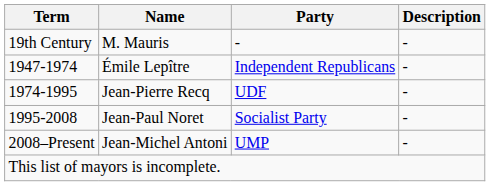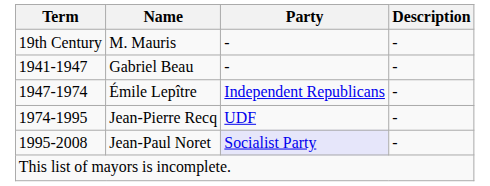+ row: (151, 67)
(281, 117) no background -> (270, 142) lavender background
- row: (165, 142)
